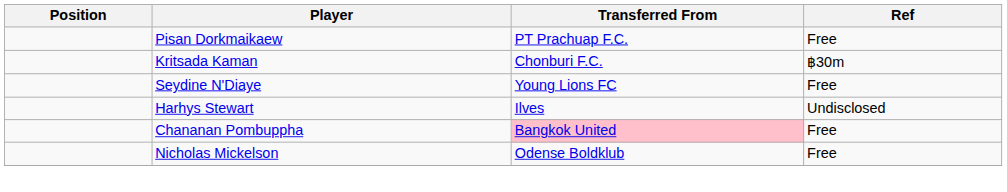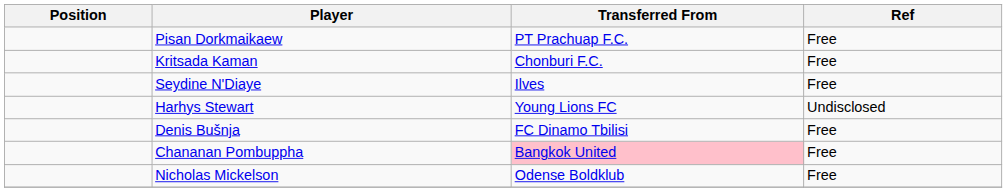(826, 62) ฿30m -> (822, 61) Free
(566, 85) Young Lions FC -> (529, 84) Ilves
(529, 108) Ilves -> (566, 107) Young Lions FC
+ row: (198, 130)
